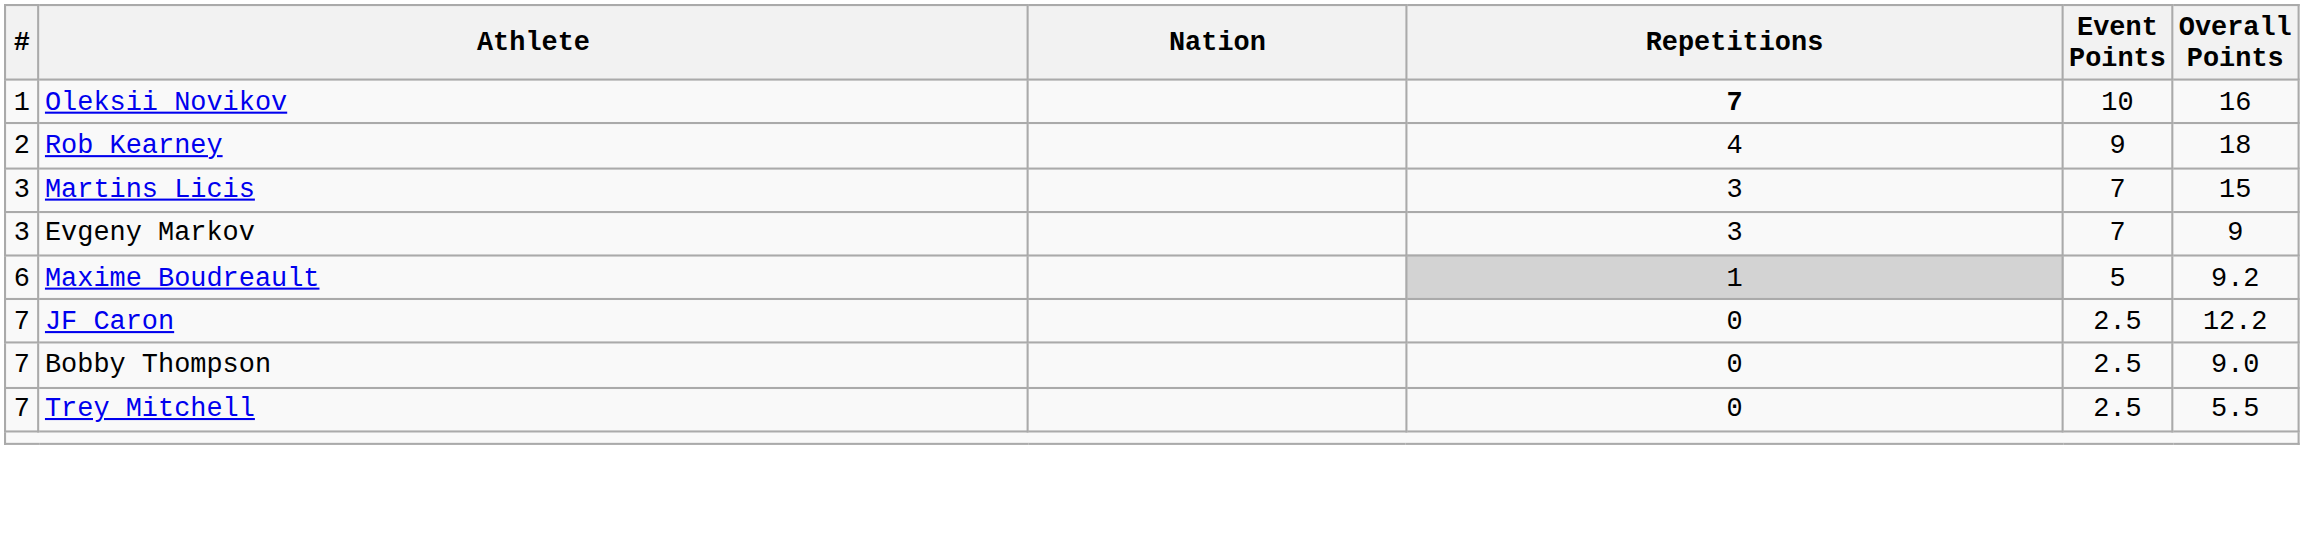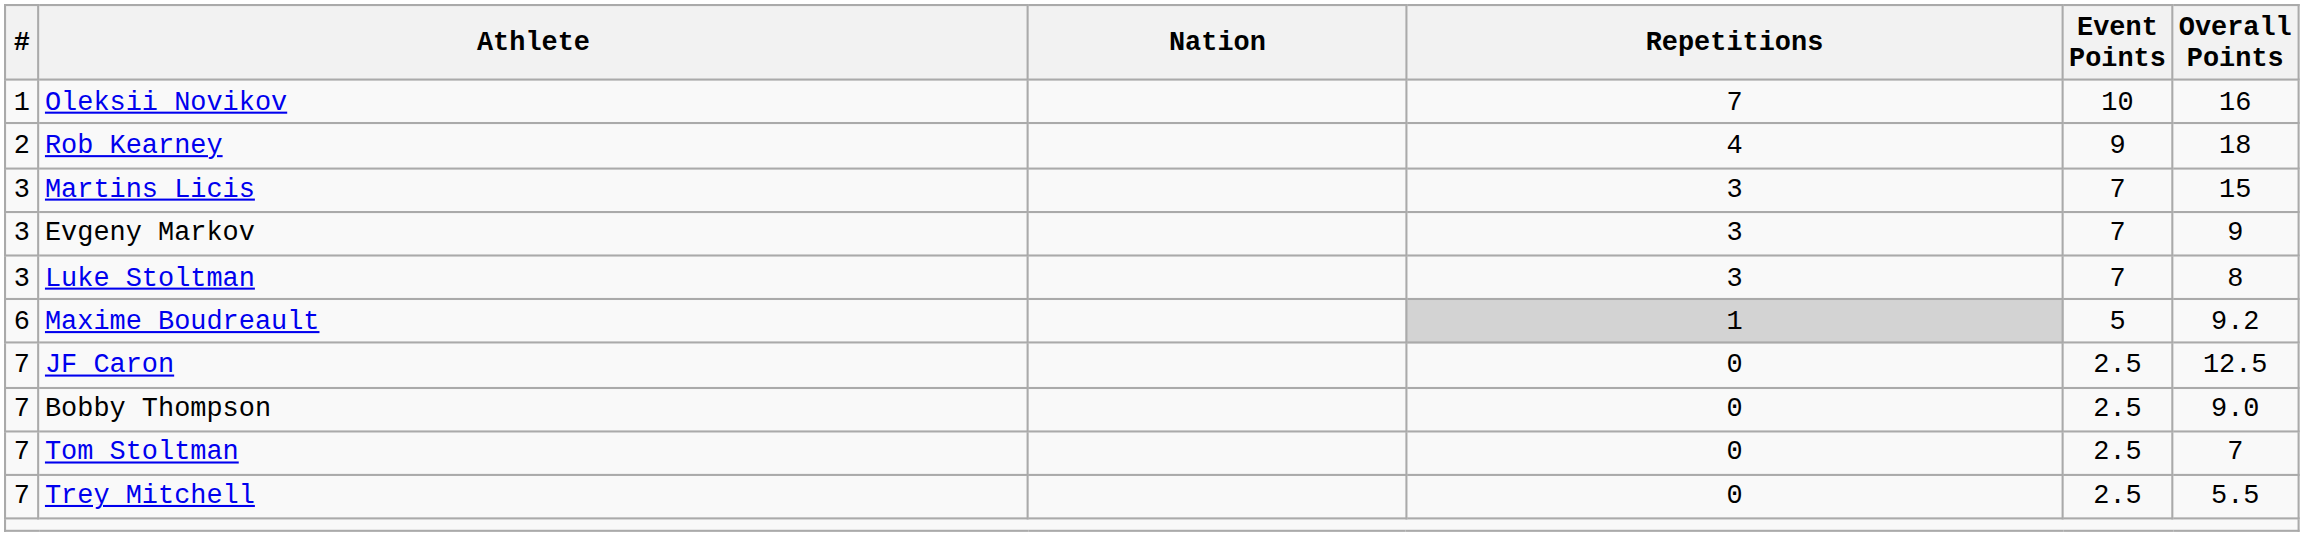(1734, 102) bold -> (1734, 102) normal
+ row: (150, 277)
(2235, 321) 12.2 -> (2235, 365) 12.5
+ row: (142, 453)
